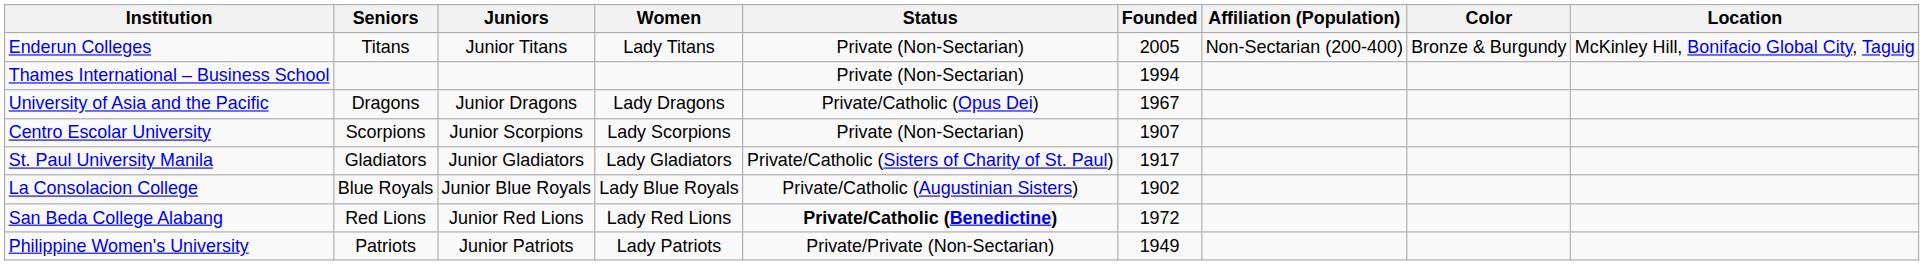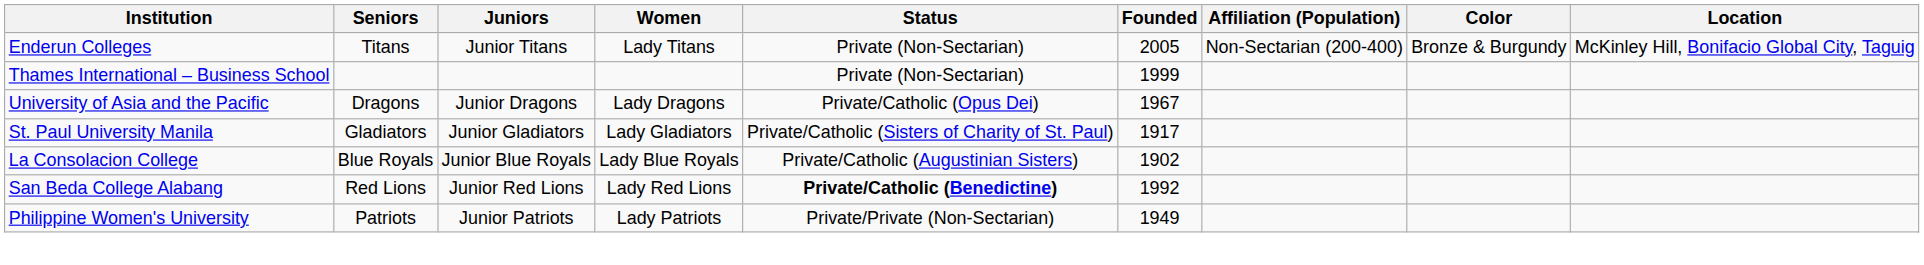(1160, 75) 1994 -> (1160, 75) 1999
- row: (110, 132)
(1160, 217) 1972 -> (1160, 189) 1992
